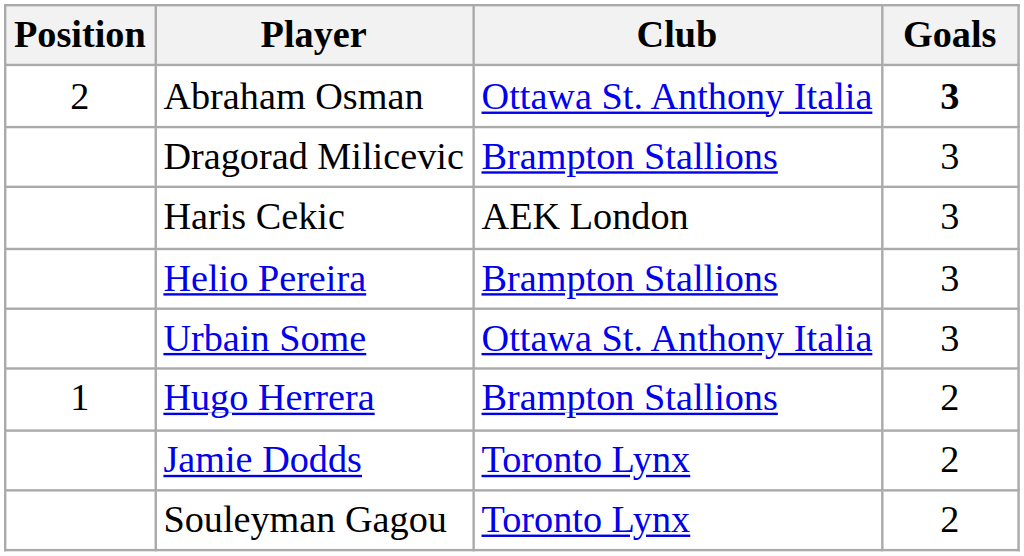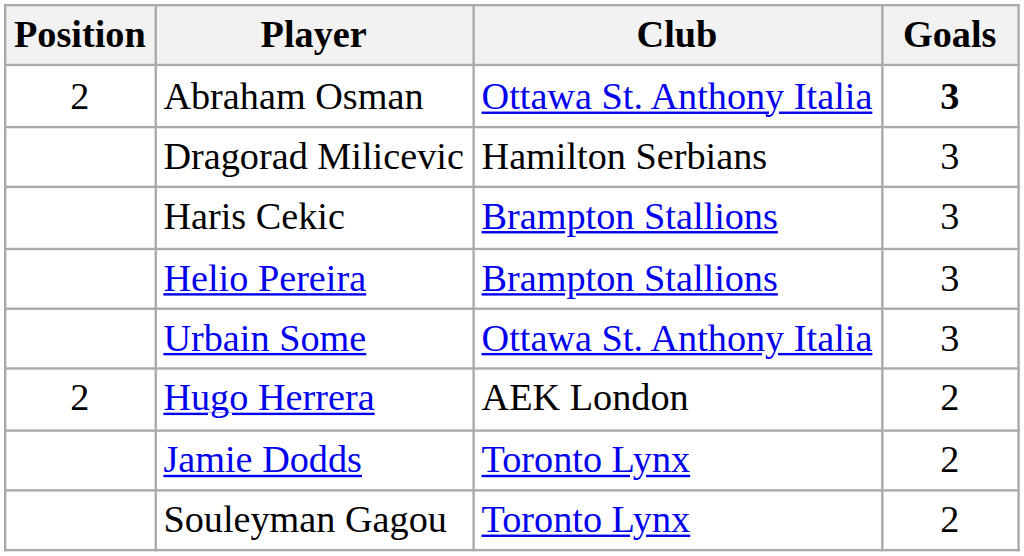(630, 156) Brampton Stallions -> (624, 156) Hamilton Serbians
(585, 216) AEK London -> (630, 216) Brampton Stallions
(80, 398) 1 -> (80, 398) 2
(630, 398) Brampton Stallions -> (585, 398) AEK London
